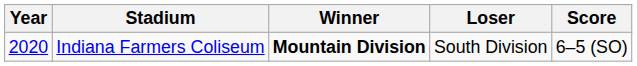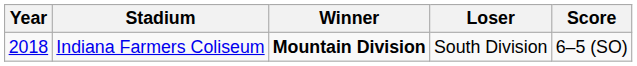(28, 46) 2020 -> (28, 46) 2018
